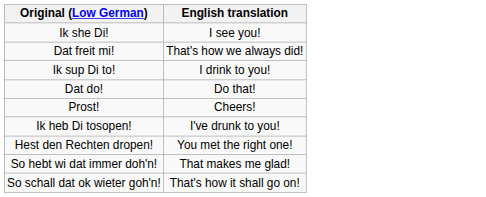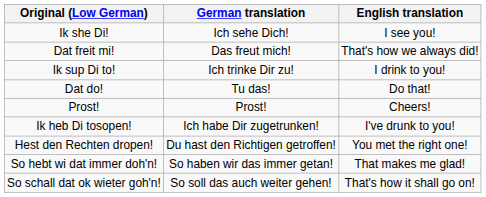+ column: (251, 13)
